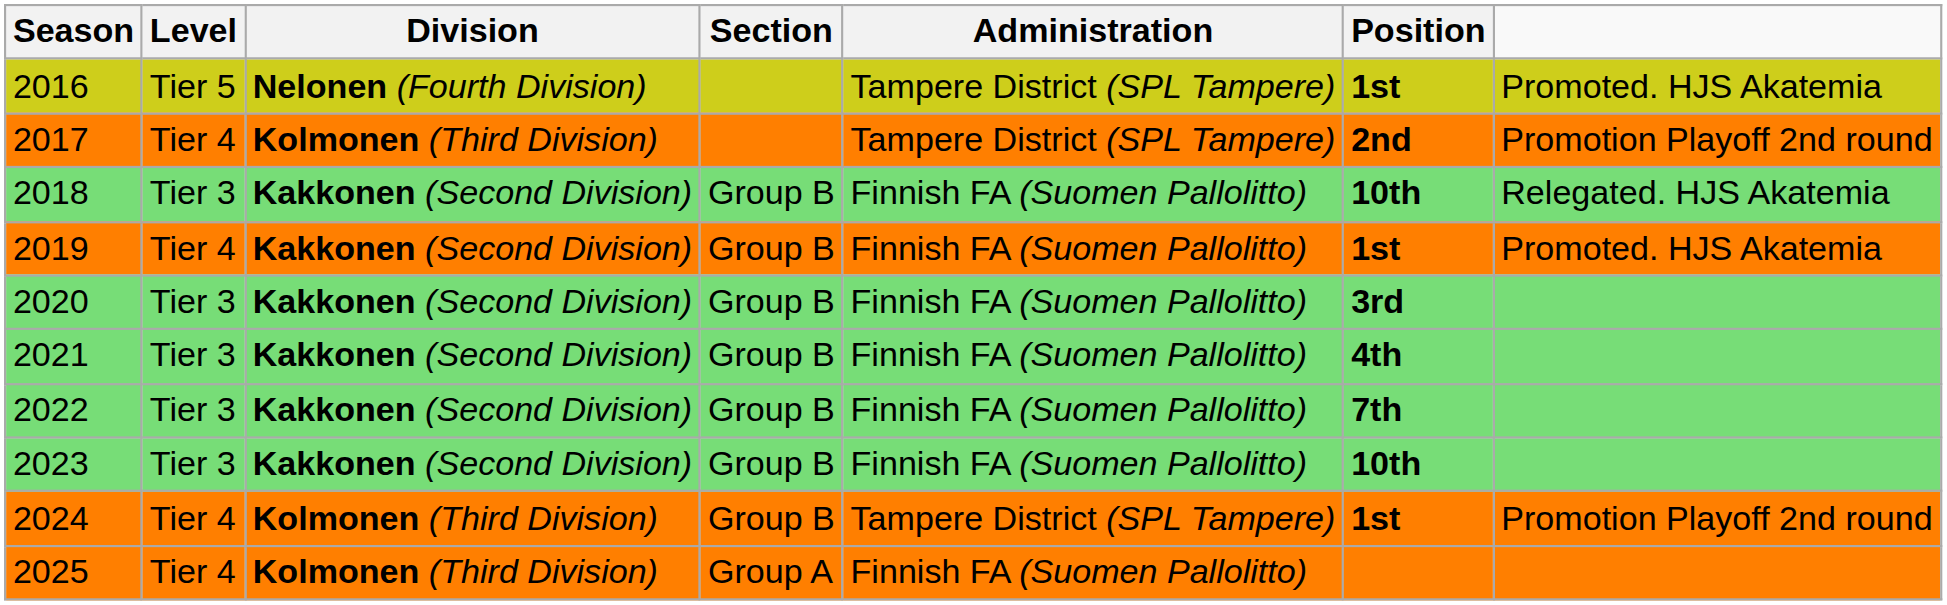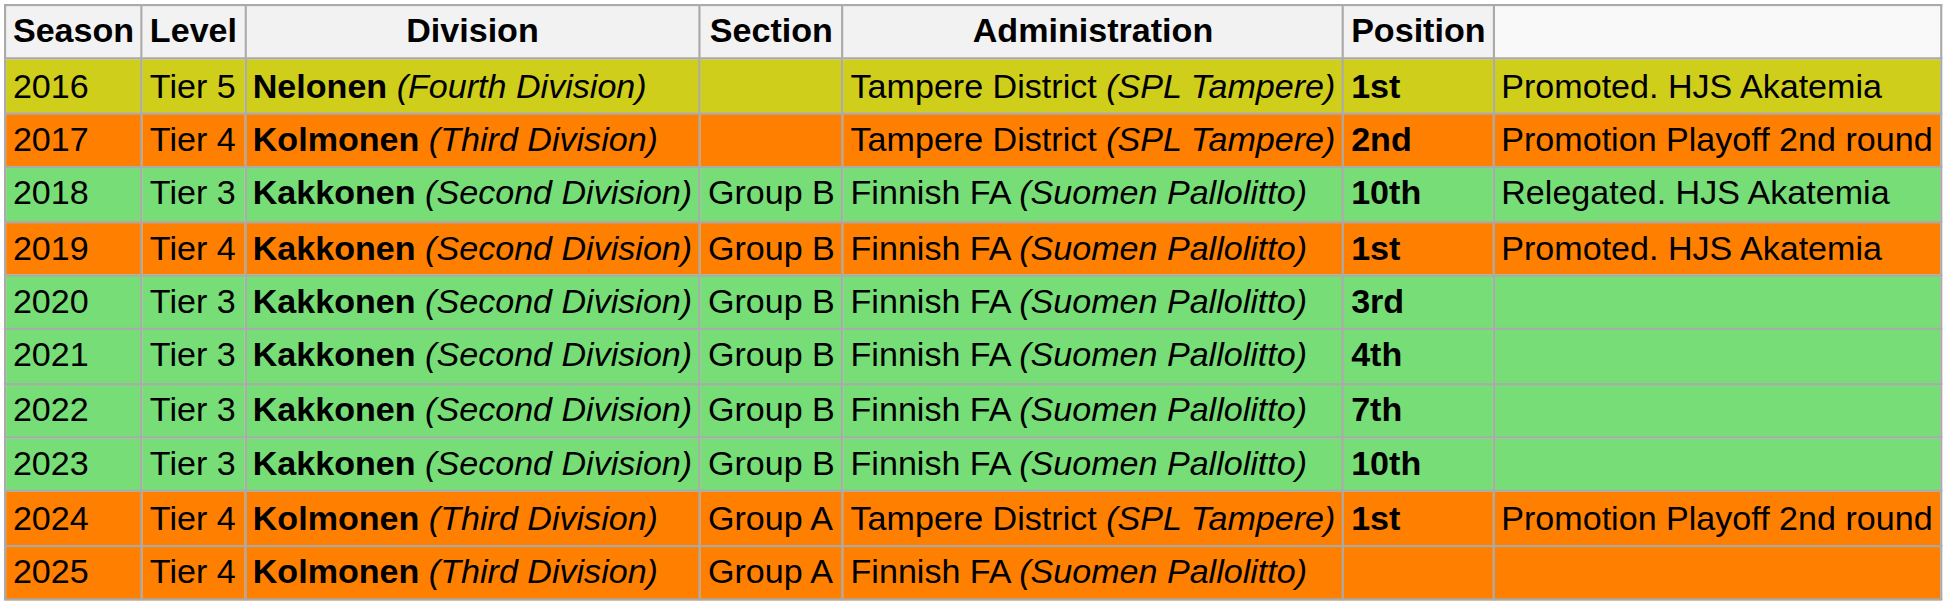(771, 517) Group B -> (770, 517) Group A
